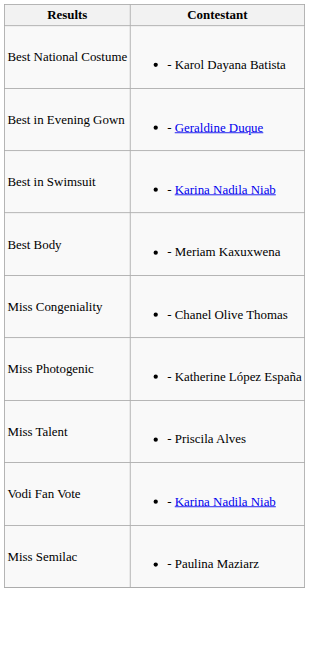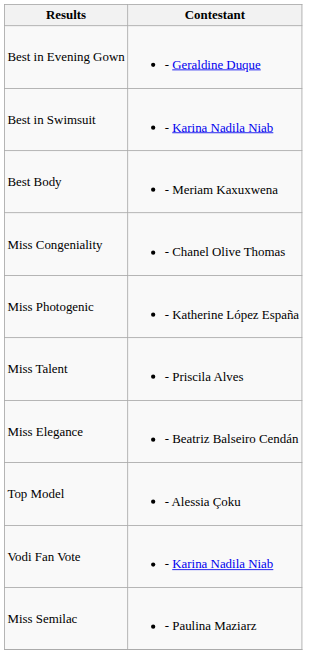- row: (67, 57)
+ row: (45, 431)
+ row: (36, 494)
